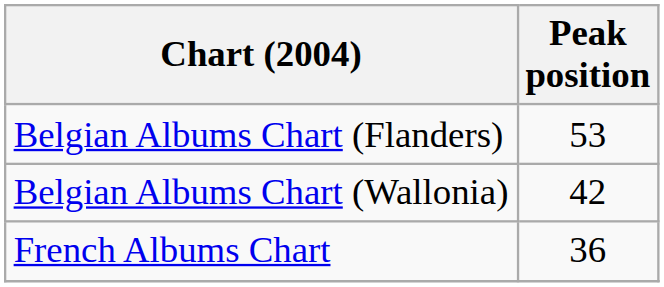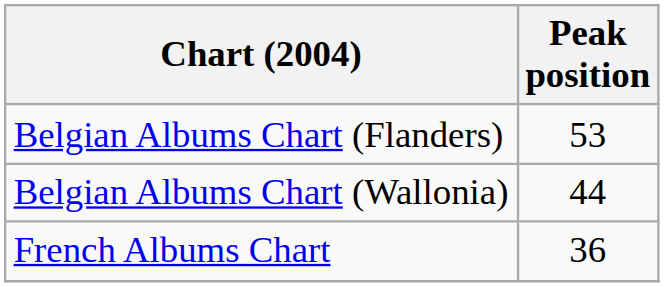(588, 191) 42 -> (588, 191) 44
